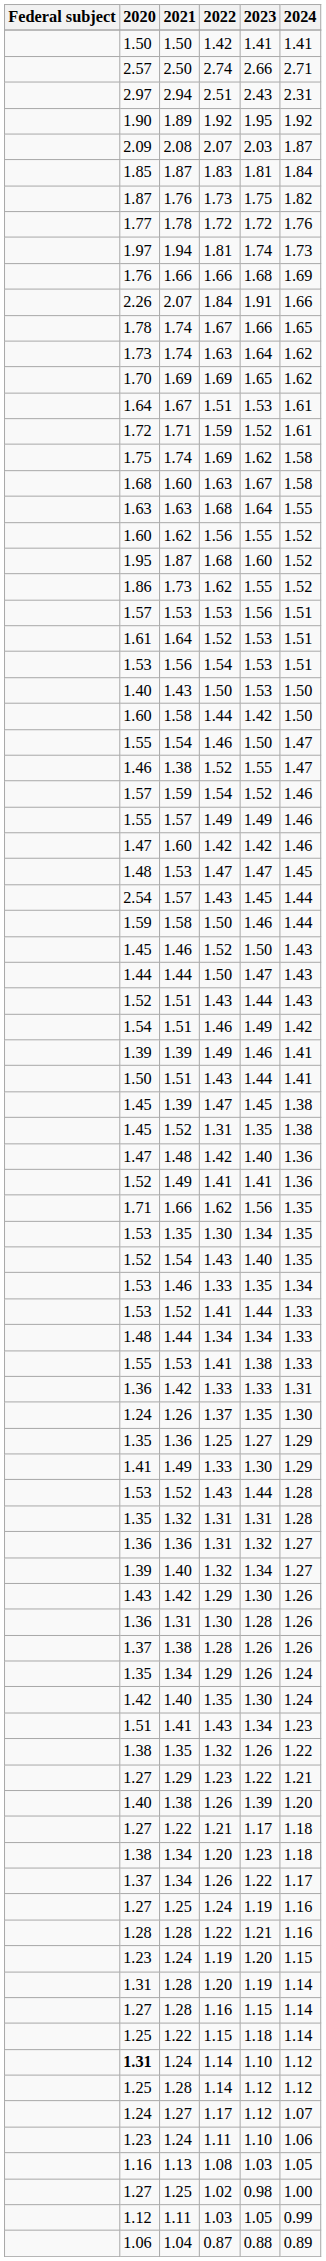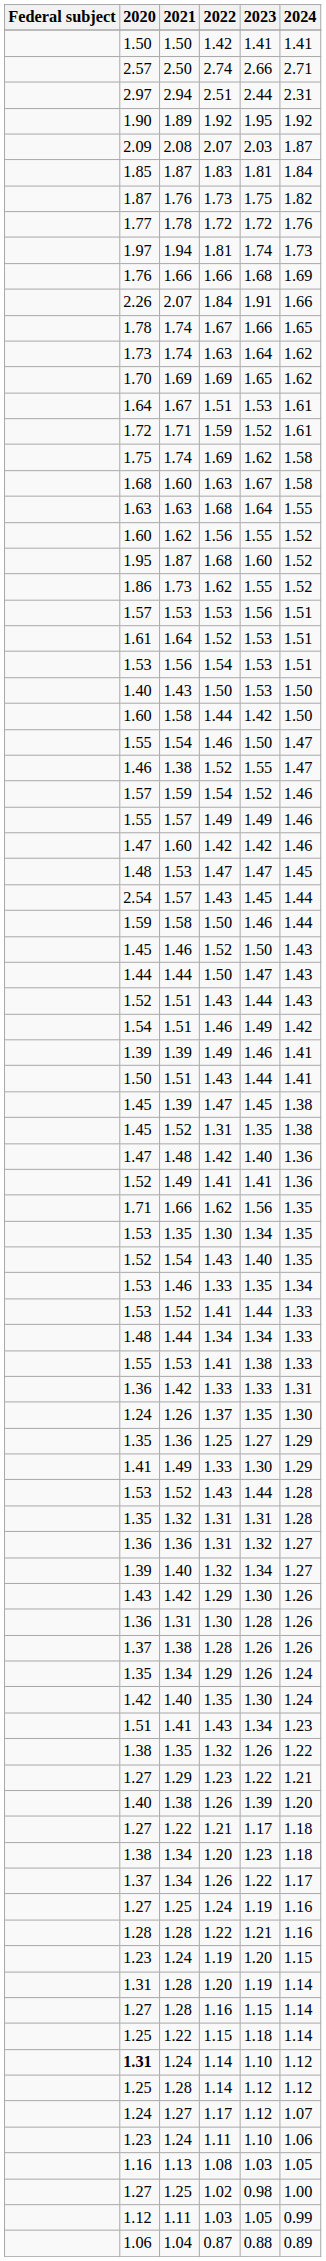(258, 95) 2.43 -> (258, 95) 2.44
